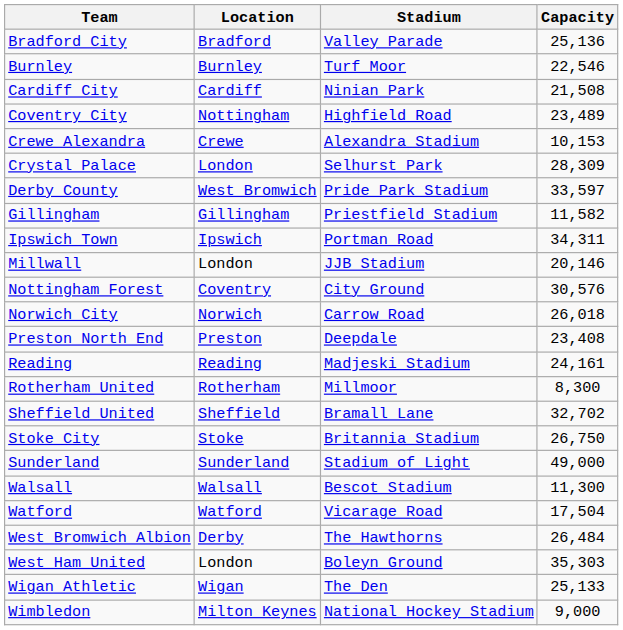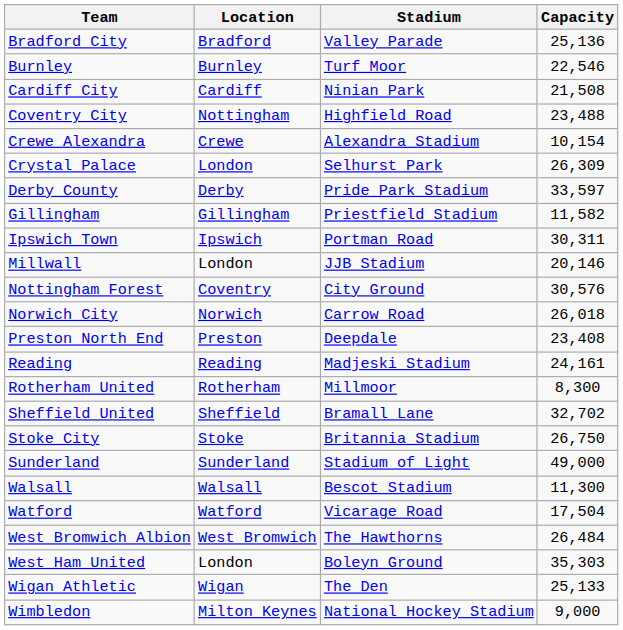(578, 116) 23,489 -> (578, 116) 23,488
(578, 141) 10,153 -> (578, 141) 10,154
(578, 166) 28,309 -> (578, 166) 26,309
(257, 191) West Bromwich -> (221, 191) Derby
(578, 240) 34,311 -> (578, 240) 30,311
(221, 538) Derby -> (257, 538) West Bromwich
